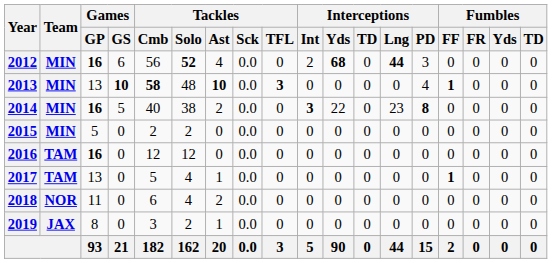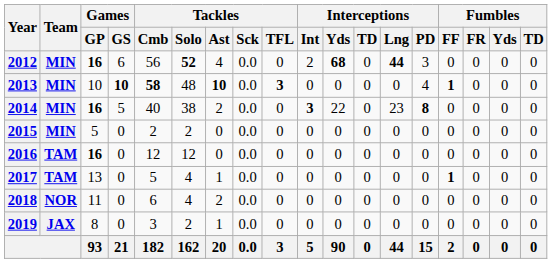(95, 85) 13 -> (95, 85) 10
